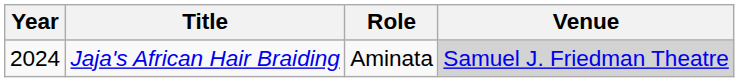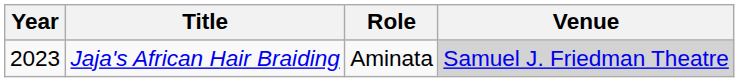(35, 58) 2024 -> (35, 58) 2023
